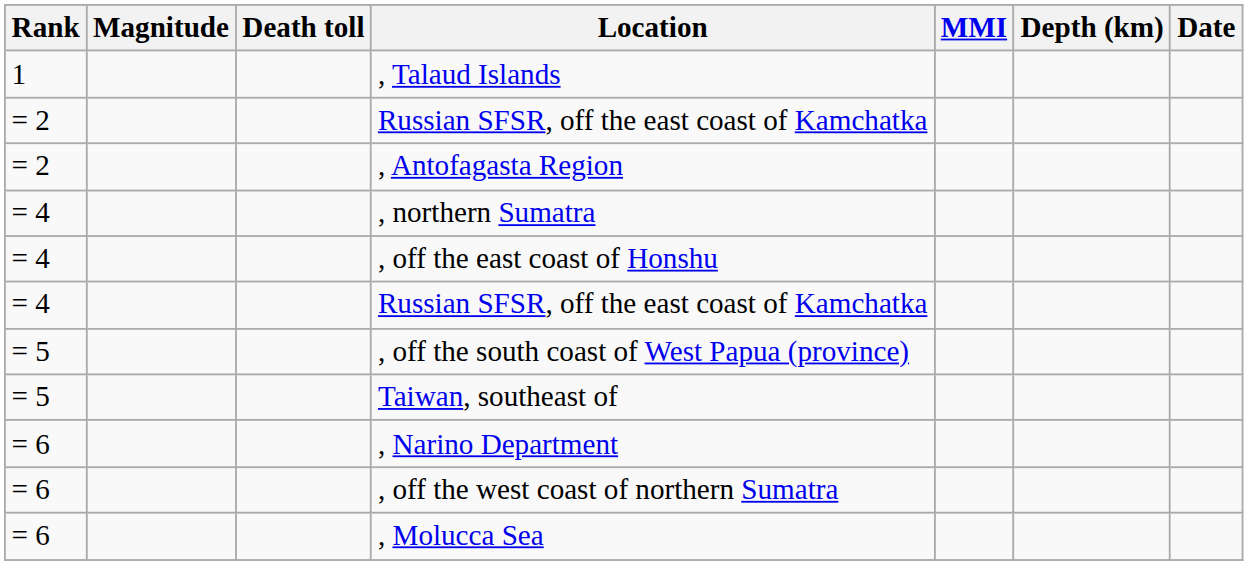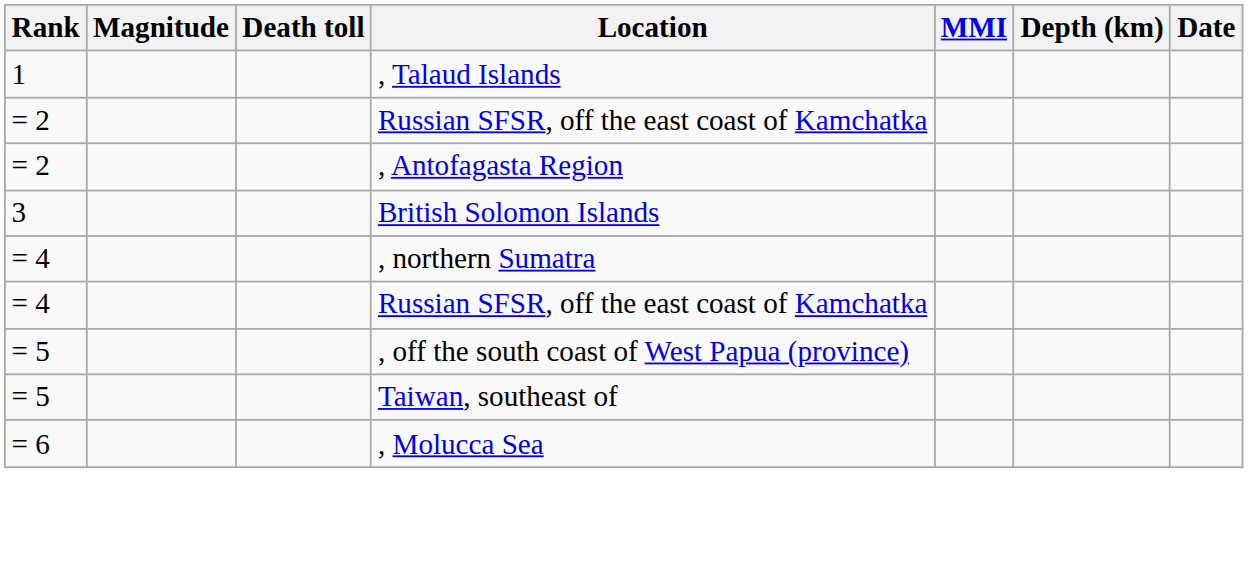+ row: (19, 212)
- row: (31, 258)
- row: (31, 443)
- row: (31, 489)
